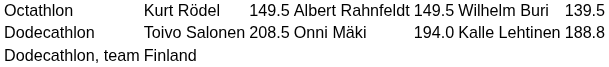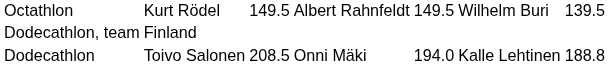rows swapped: (49, 33) <-> (72, 55)
